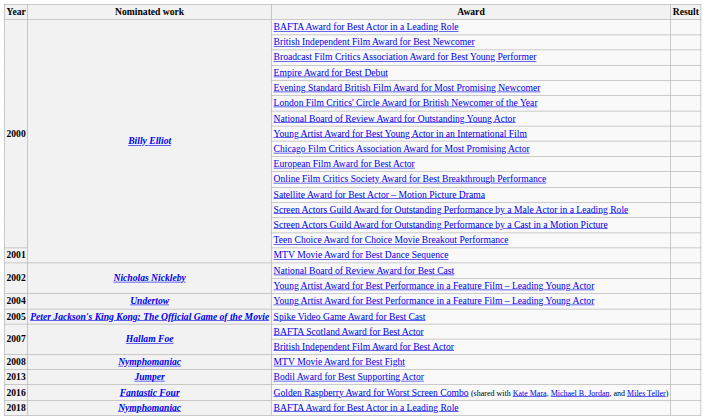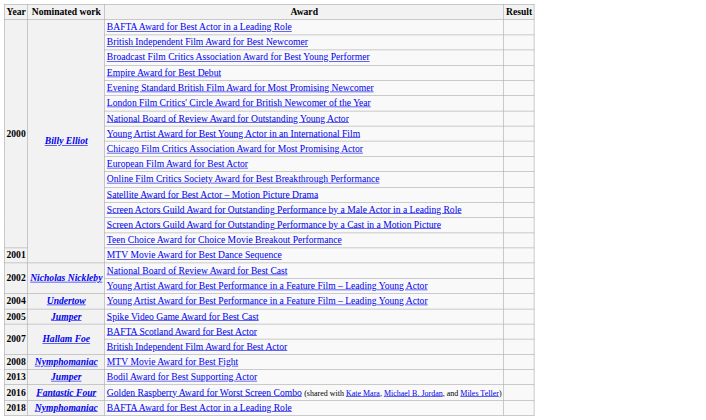(150, 316) Peter Jackson's King Kong: The Official Game of the Movie -> (66, 316) Jumper
